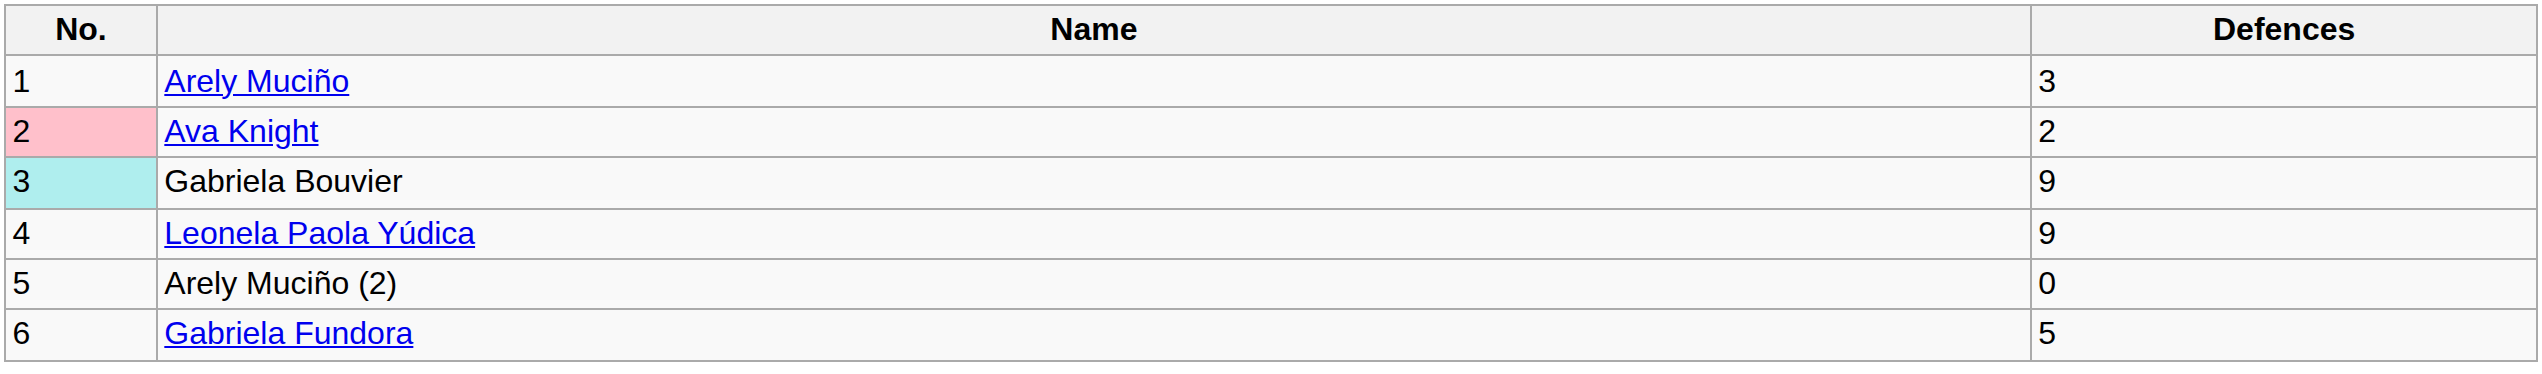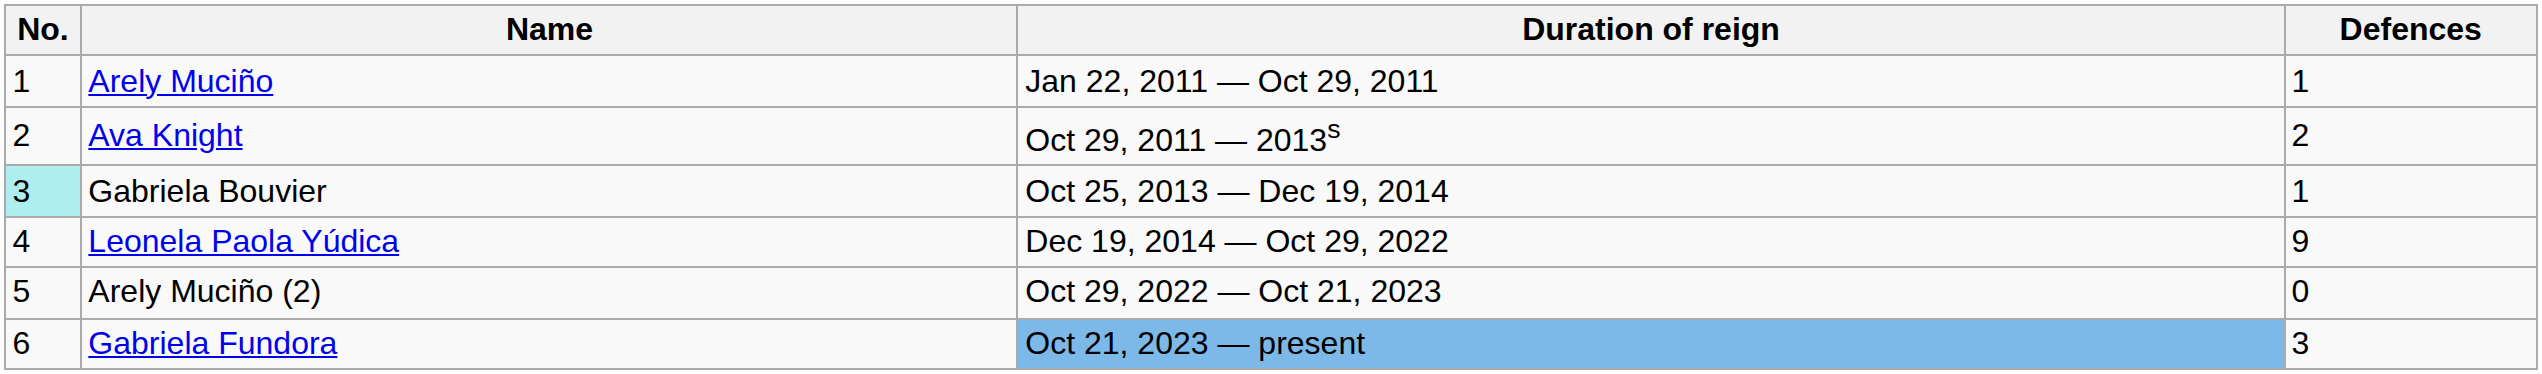+ column: (1651, 29)
(2047, 80) 3 -> (2300, 80) 1
(21, 131) pink background -> (21, 135) no background
(2047, 182) 9 -> (2300, 190) 1
(2047, 334) 5 -> (2300, 343) 3
